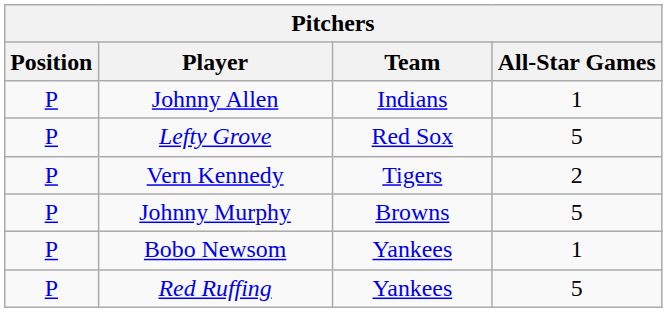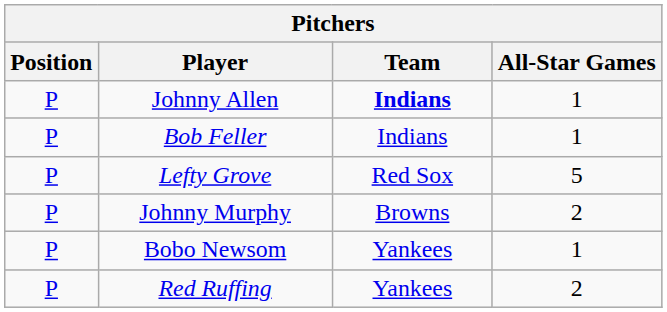(412, 99) normal -> (412, 99) bold
+ row: (215, 136)
- row: (215, 174)
(577, 212) 5 -> (577, 212) 2
(577, 288) 5 -> (577, 288) 2
